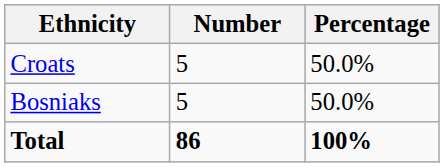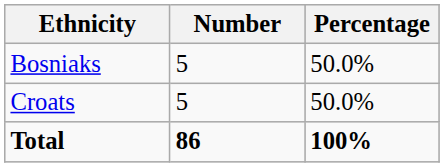rows swapped: (56, 102) <-> (43, 63)
